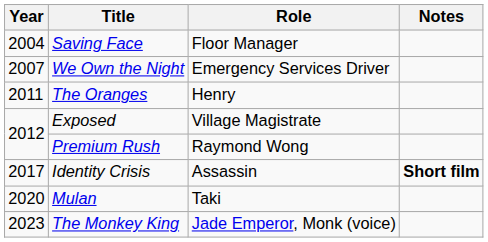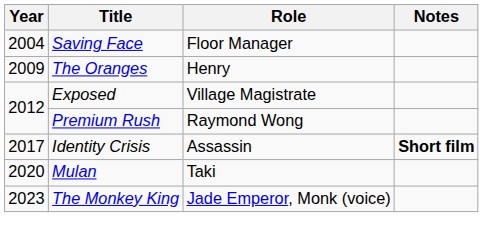- row: (118, 69)
(26, 95) 2011 -> (26, 69) 2009
